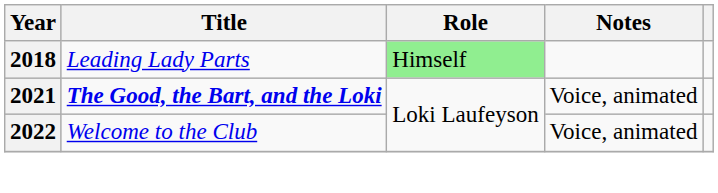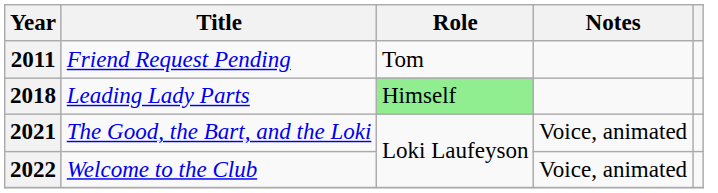+ row: (33, 59)
(224, 95) bold -> (219, 132) normal
